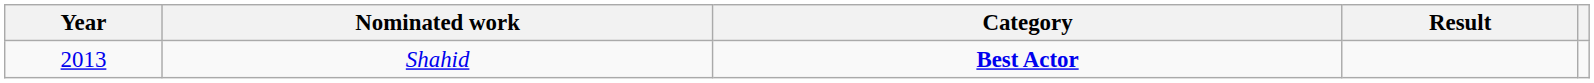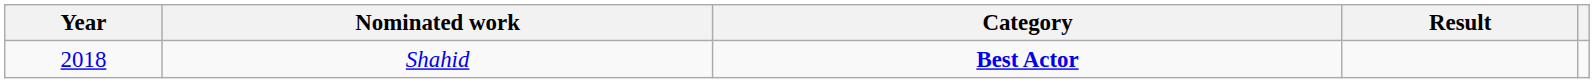(83, 58) 2013 -> (83, 58) 2018
